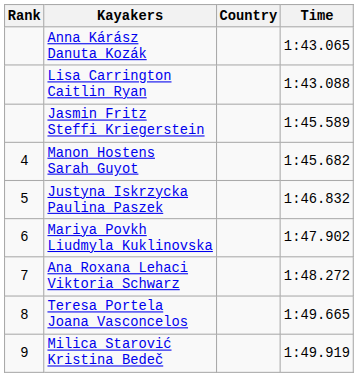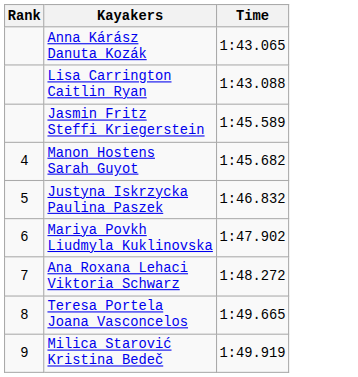- column: (248, 16)
